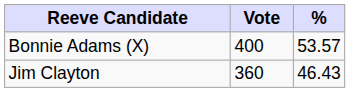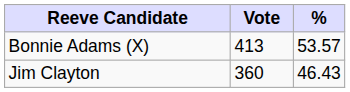(249, 45) 400 -> (249, 45) 413
